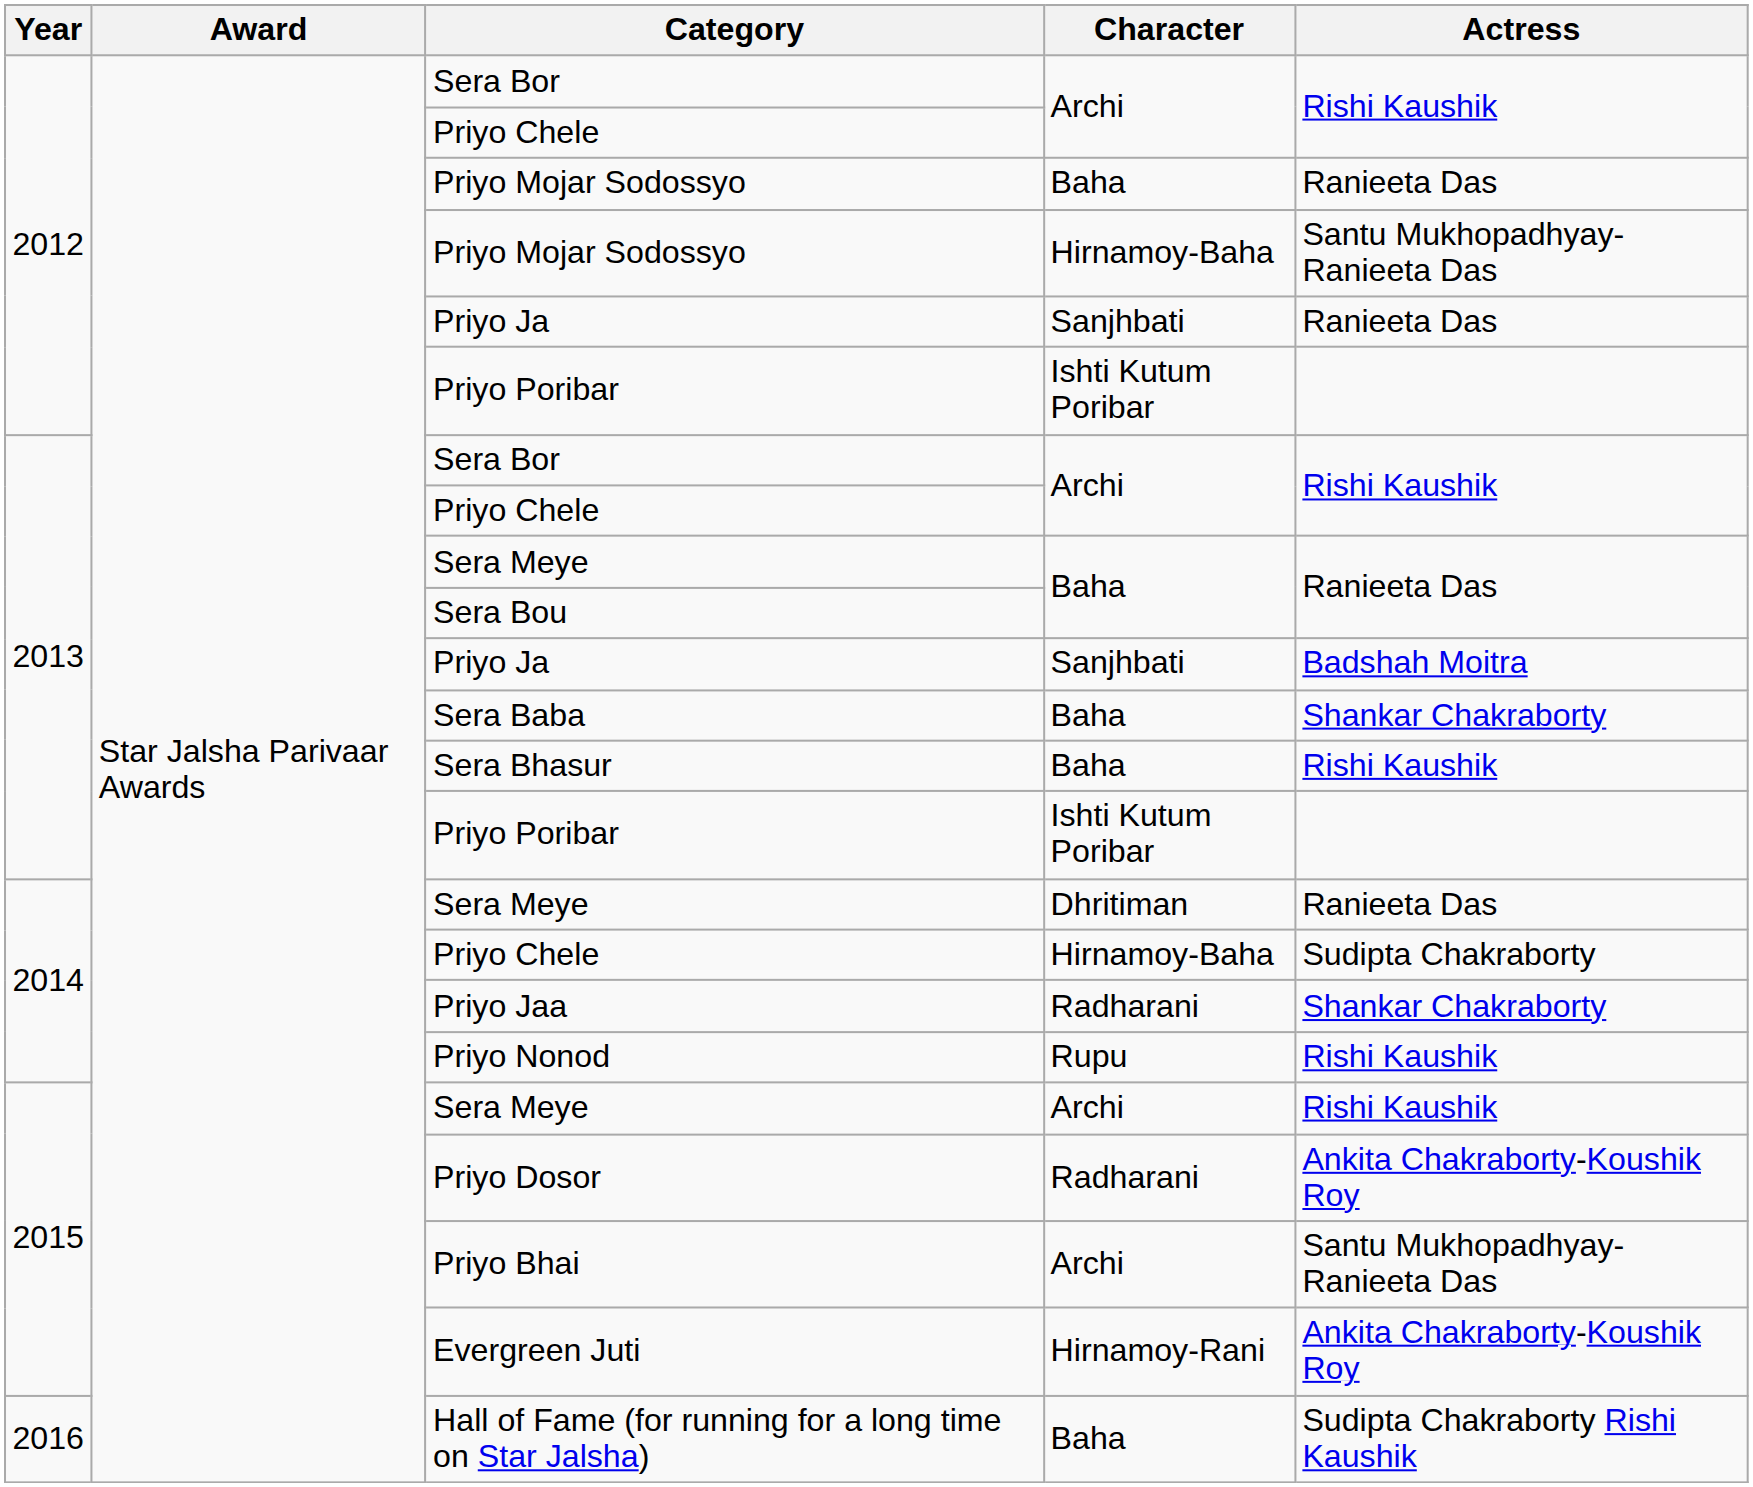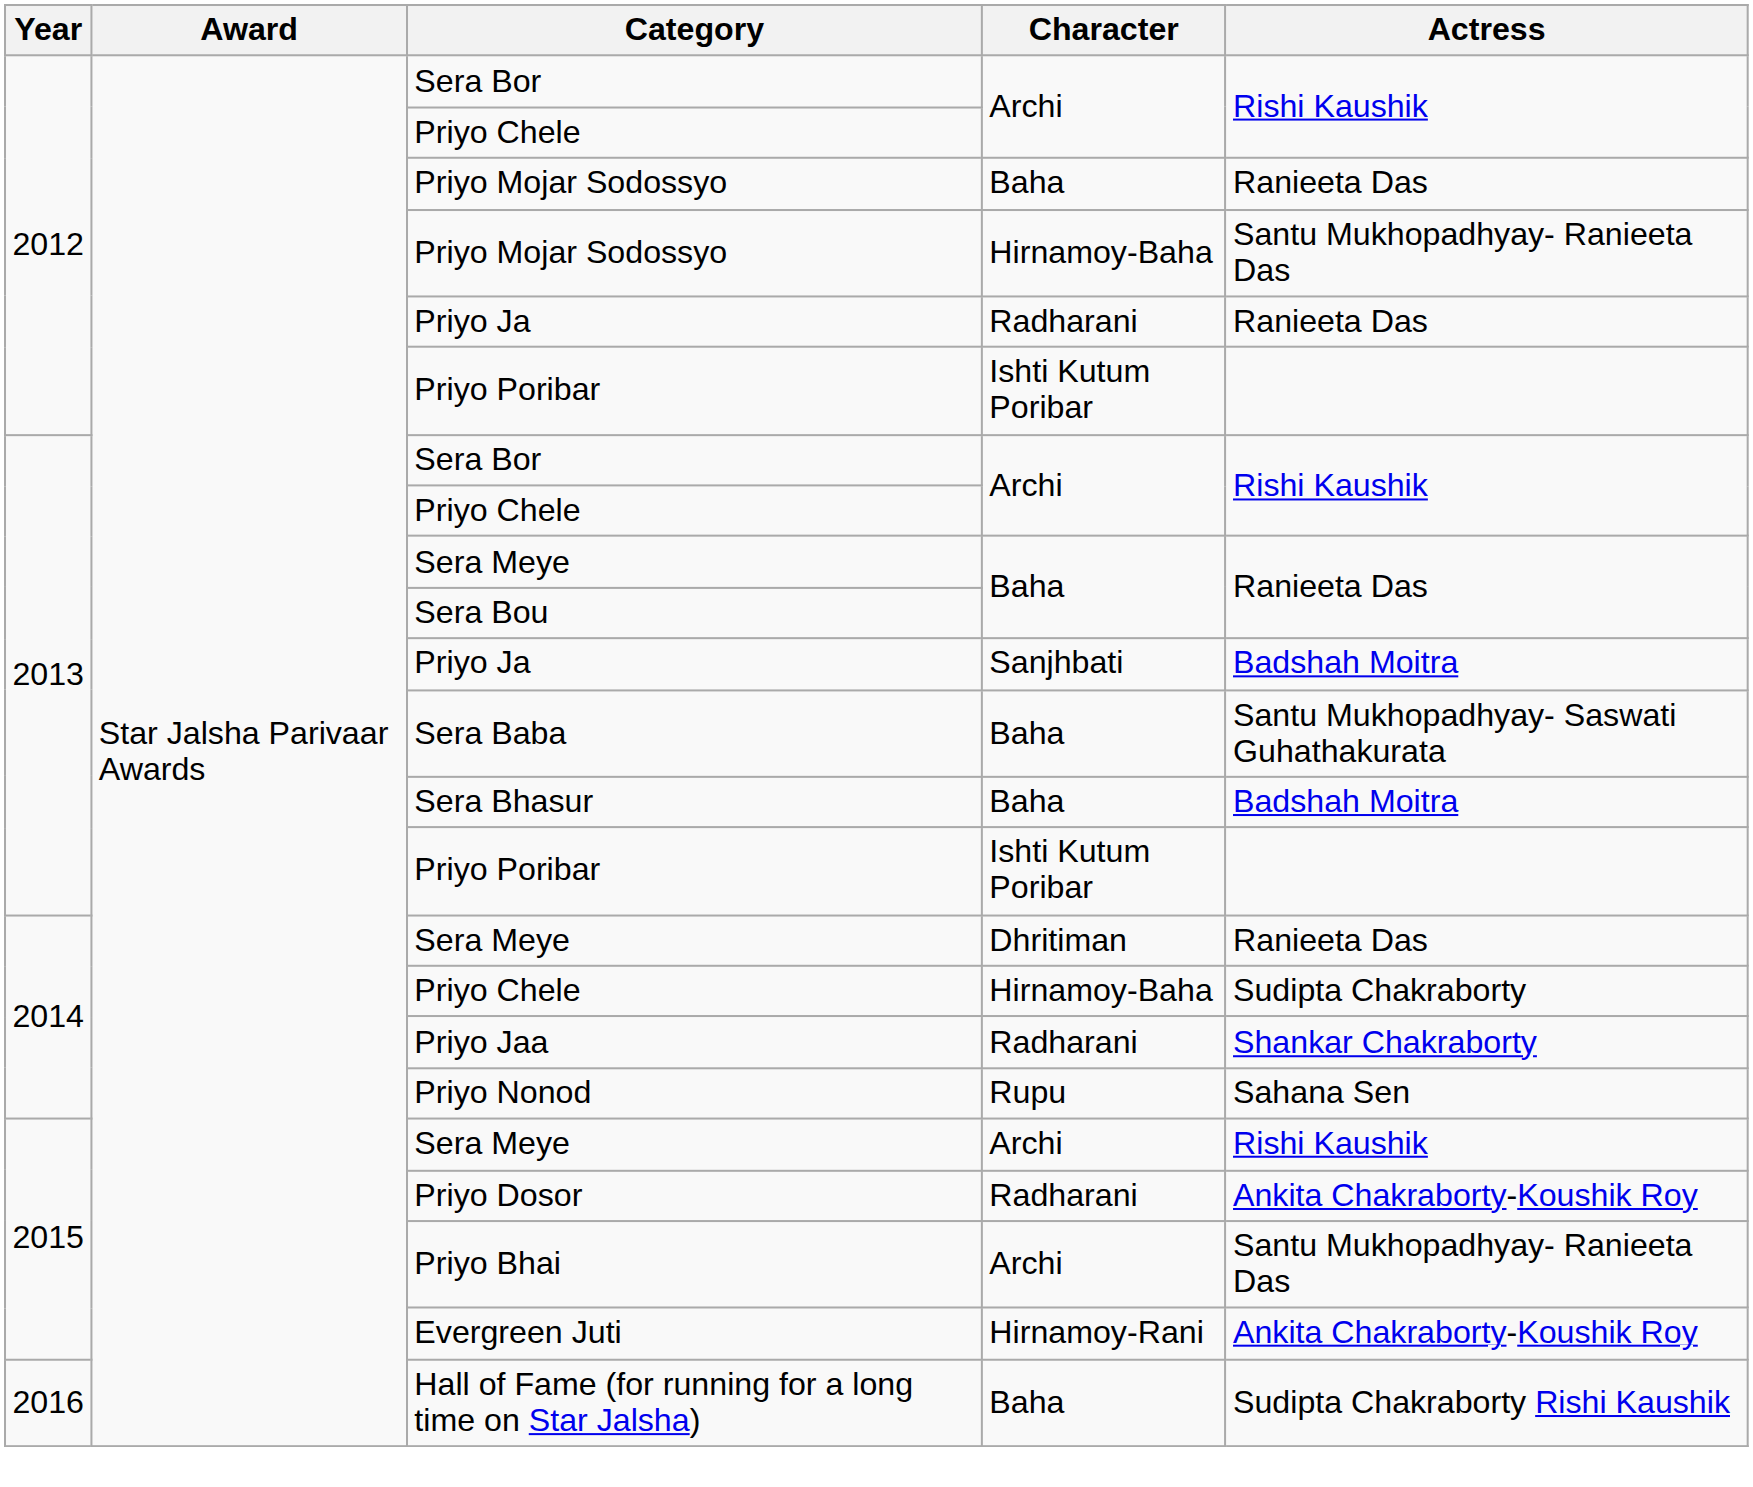(1118, 321) Sanjhbati -> (1064, 321) Radharani
(1454, 714) Shankar Chakraborty -> (1455, 732) Santu Mukhopadhyay- Saswati Guhathakurata
(1400, 765) Rishi Kaushik -> (1346, 801) Badshah Moitra
(1400, 1056) Rishi Kaushik -> (1322, 1092) Sahana Sen
